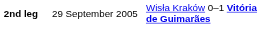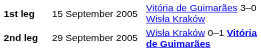+ row: (19, 13)
